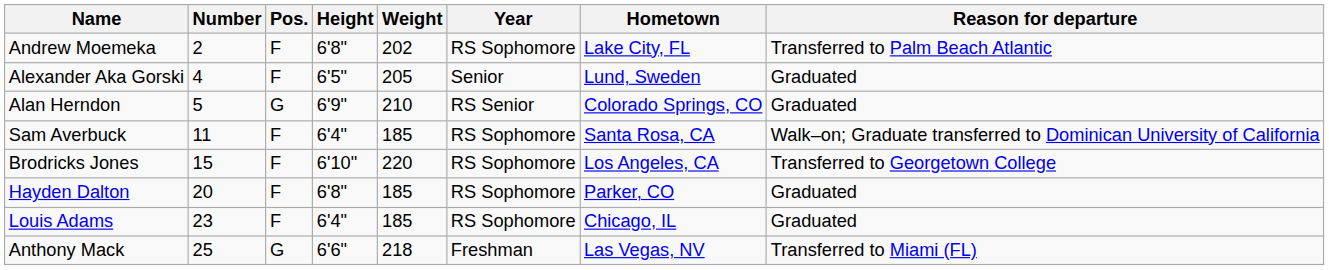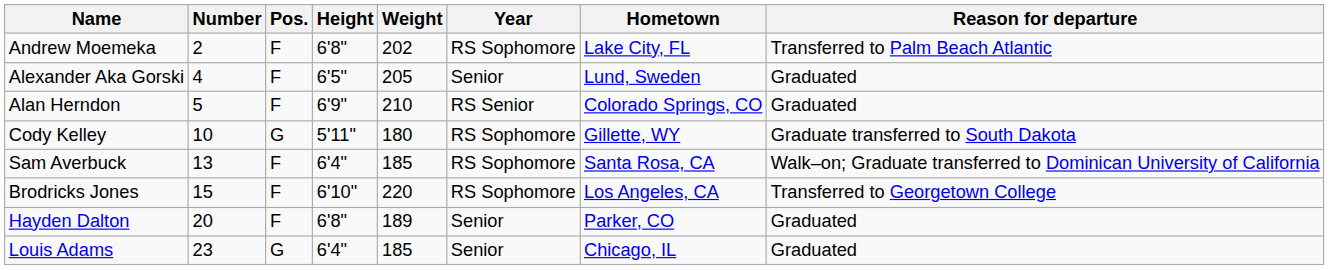(277, 105) G -> (275, 105) F
+ row: (57, 134)
(202, 134) 11 -> (203, 163) 13
(397, 192) 185 -> (397, 221) 189
(513, 192) RS Sophomore -> (477, 221) Senior
(275, 221) F -> (277, 250) G
(513, 221) RS Sophomore -> (477, 250) Senior
- row: (67, 250)
